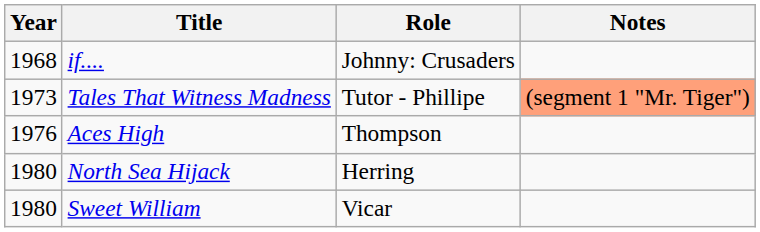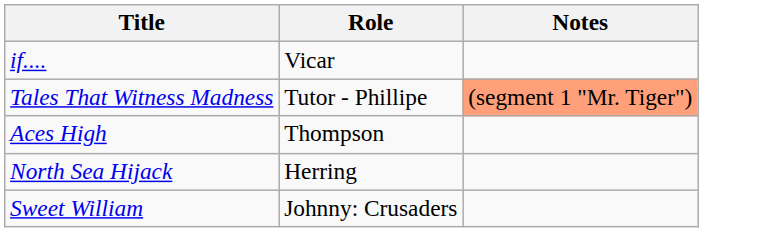- column: (33, 23)
(428, 60) Johnny: Crusaders -> (309, 60) Vicar
(367, 208) Vicar -> (371, 208) Johnny: Crusaders
